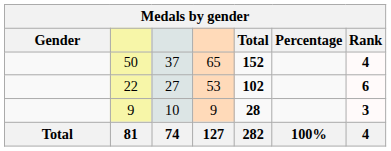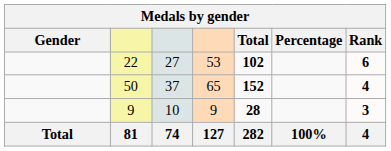rows swapped: (131, 63) <-> (131, 87)
